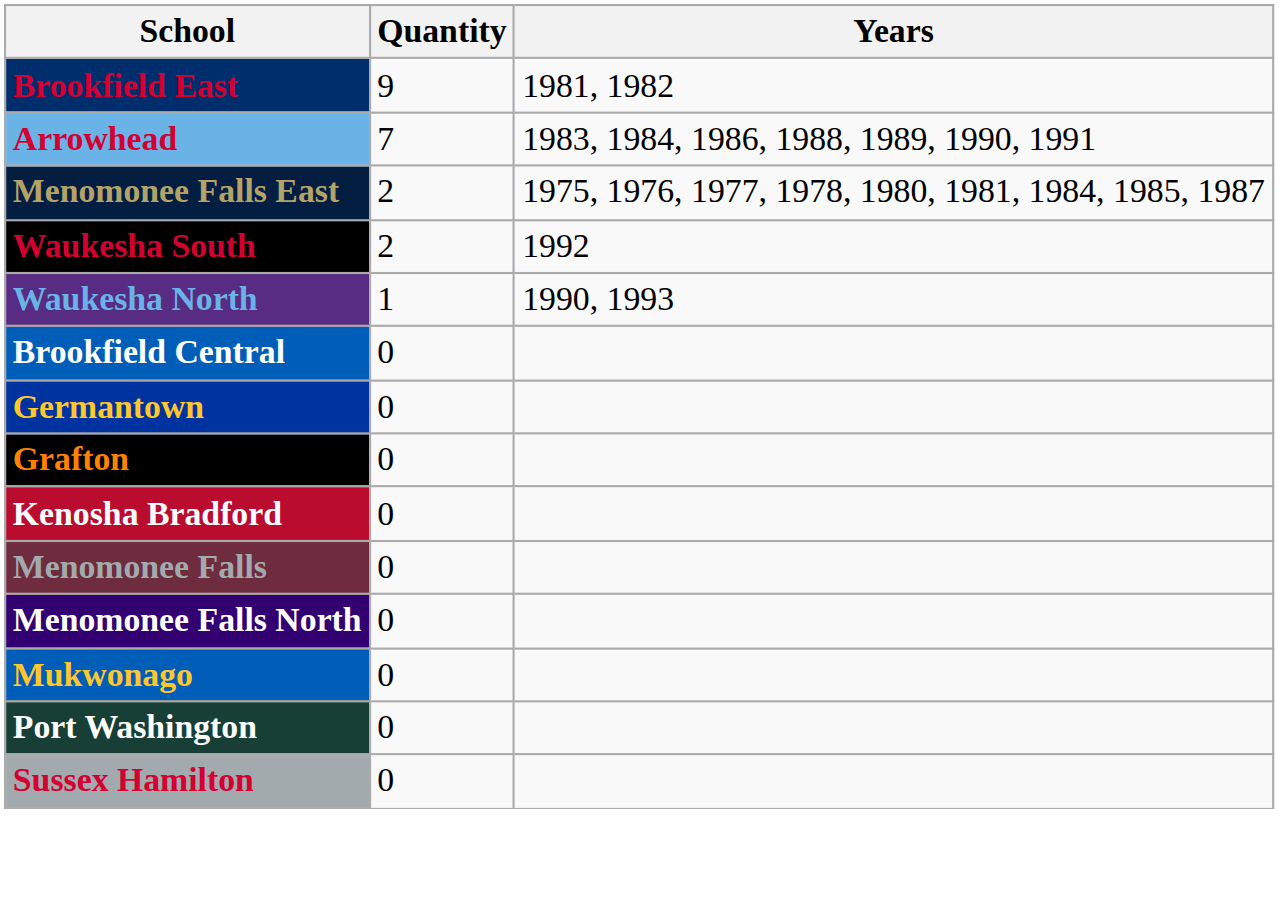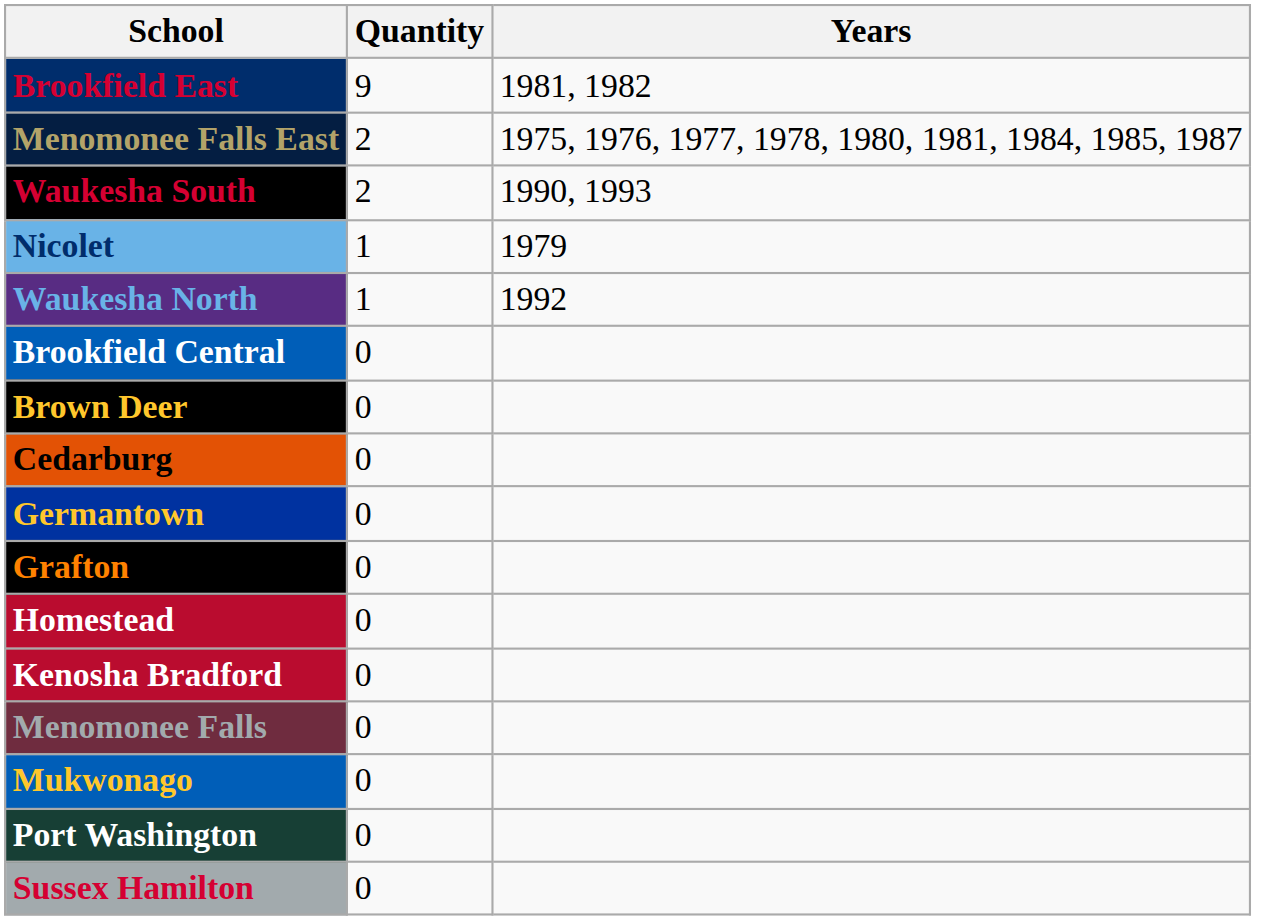- row: (95, 138)
(556, 245) 1992 -> (576, 191) 1990, 1993
+ row: (63, 245)
(598, 298) 1990, 1993 -> (533, 298) 1992
+ row: (100, 406)
+ row: (93, 459)
+ row: (93, 620)
- row: (187, 620)
